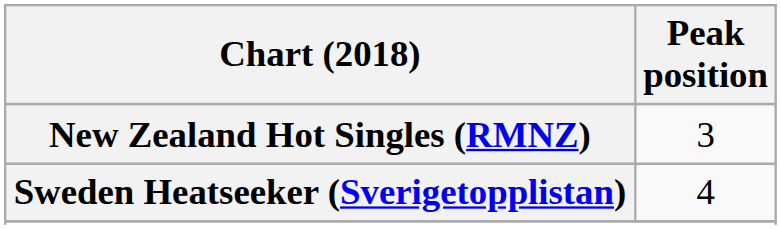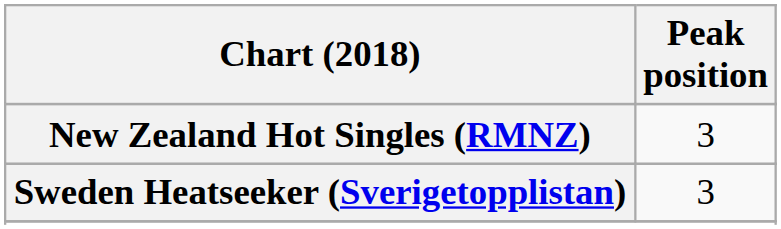(706, 191) 4 -> (706, 191) 3
